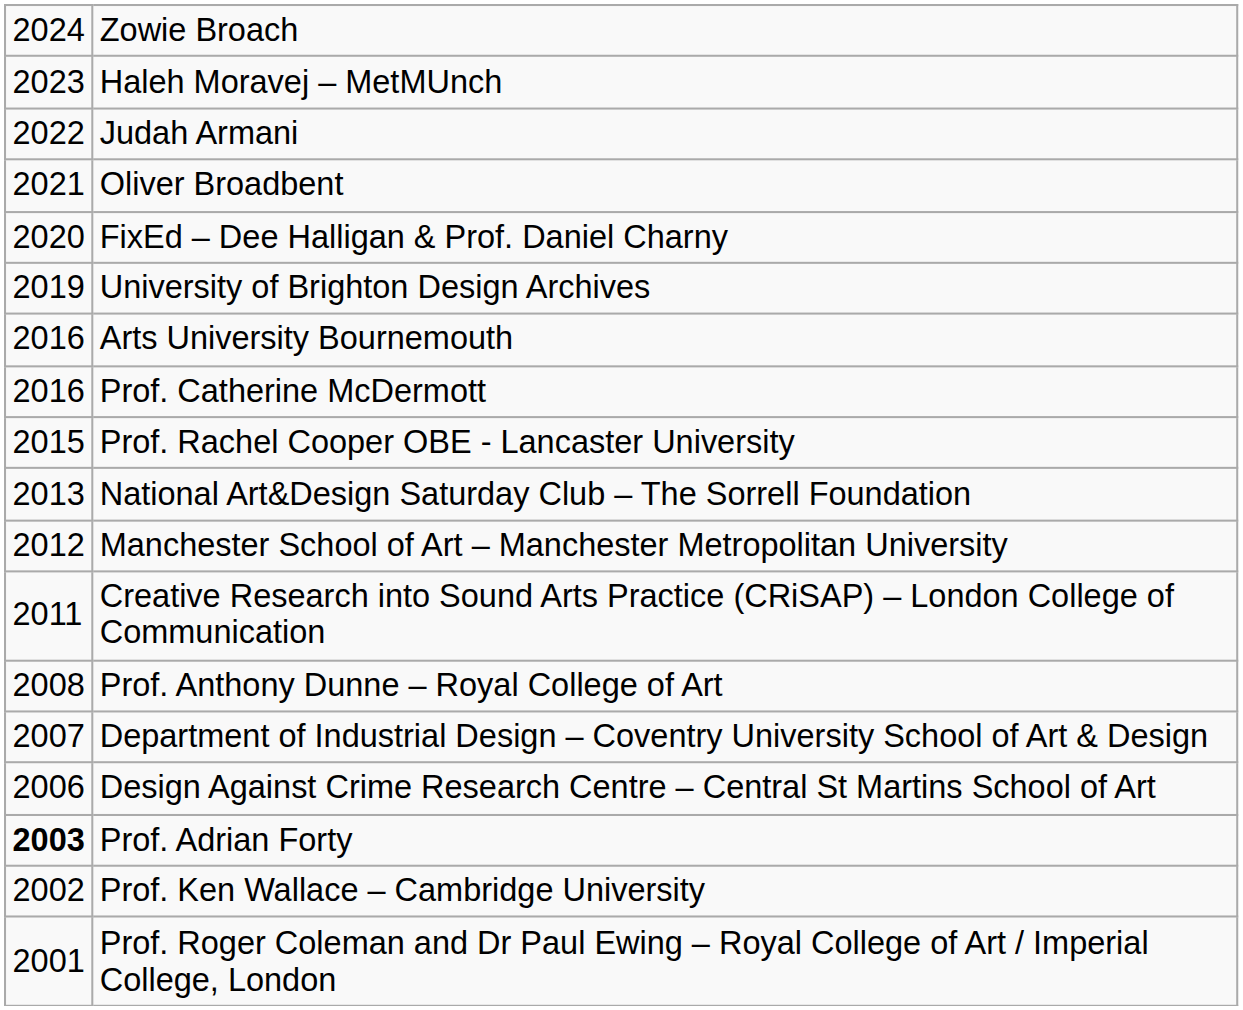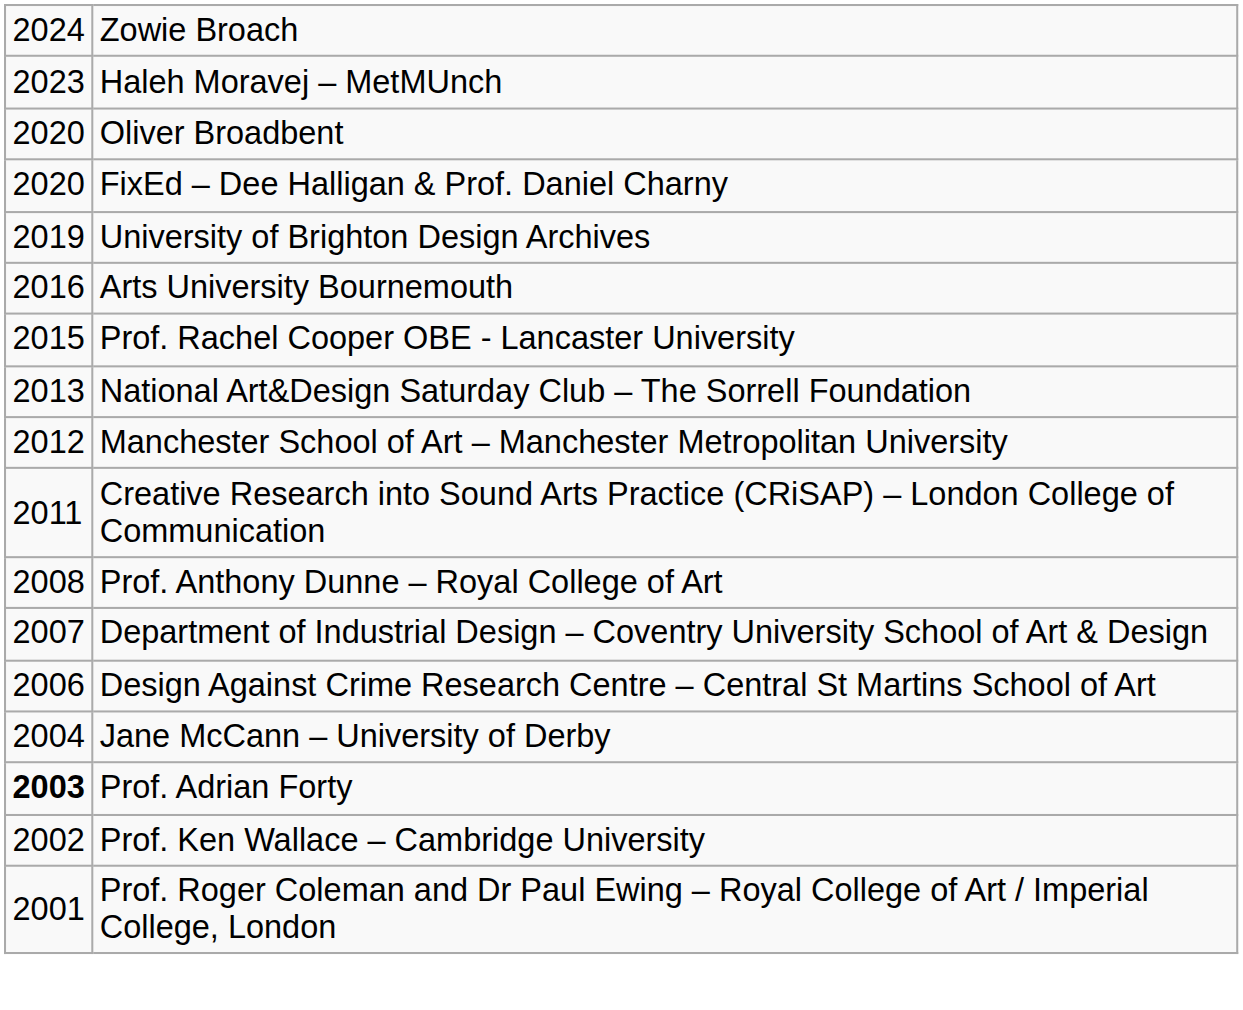- row: (199, 133)
(49, 184) 2021 -> (49, 133) 2020
- row: (293, 390)
+ row: (355, 736)
